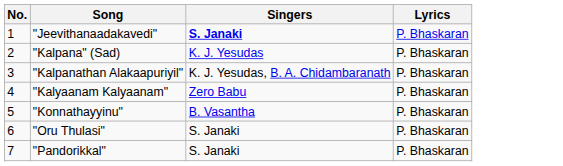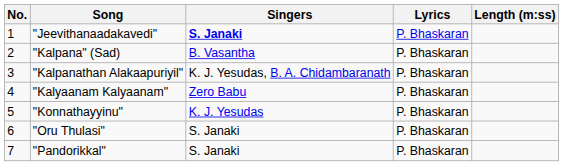+ column: (515, 14)
(226, 53) K. J. Yesudas -> (222, 53) B. Vasantha
(222, 112) B. Vasantha -> (226, 112) K. J. Yesudas
